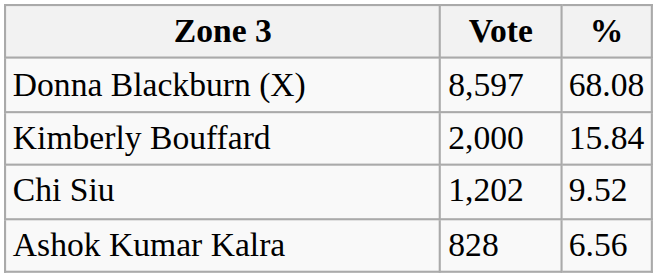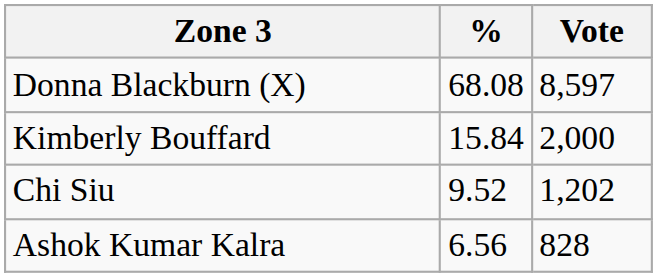columns swapped: (501, 31) <-> (607, 31)
